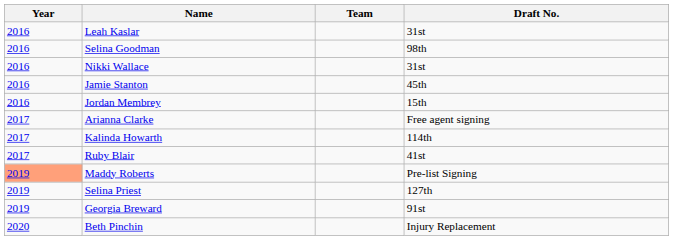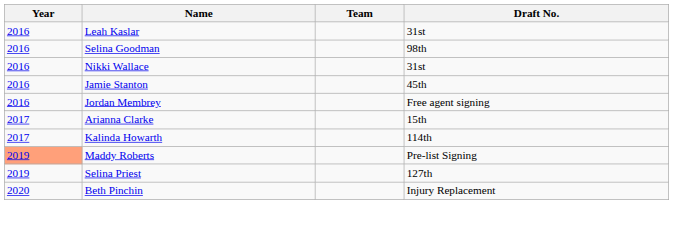(417, 102) 15th -> (448, 102) Free agent signing
(448, 119) Free agent signing -> (417, 119) 15th
- row: (109, 155)
- row: (123, 208)
